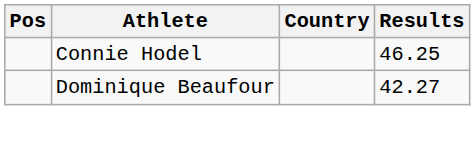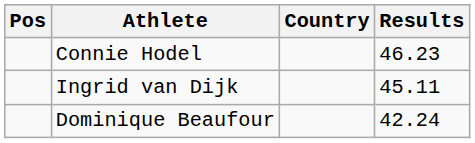(410, 54) 46.25 -> (410, 54) 46.23
+ row: (147, 87)
(410, 87) 42.27 -> (410, 120) 42.24
